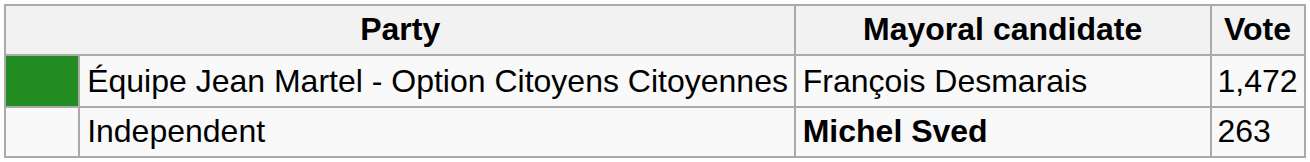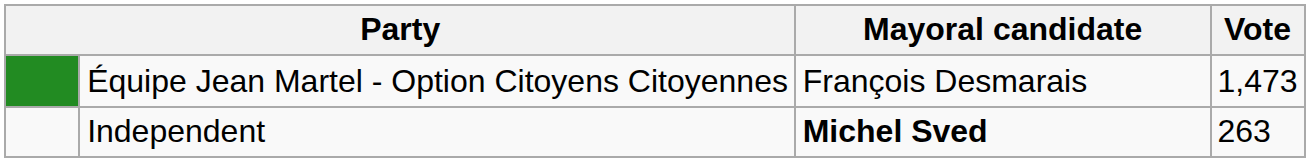(1257, 80) 1,472 -> (1257, 80) 1,473
